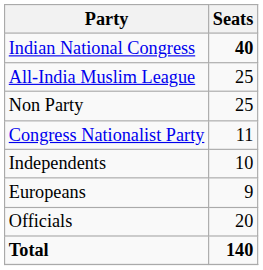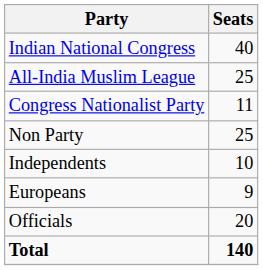(244, 47) bold -> (244, 47) normal
rows swapped: (107, 134) <-> (46, 105)
